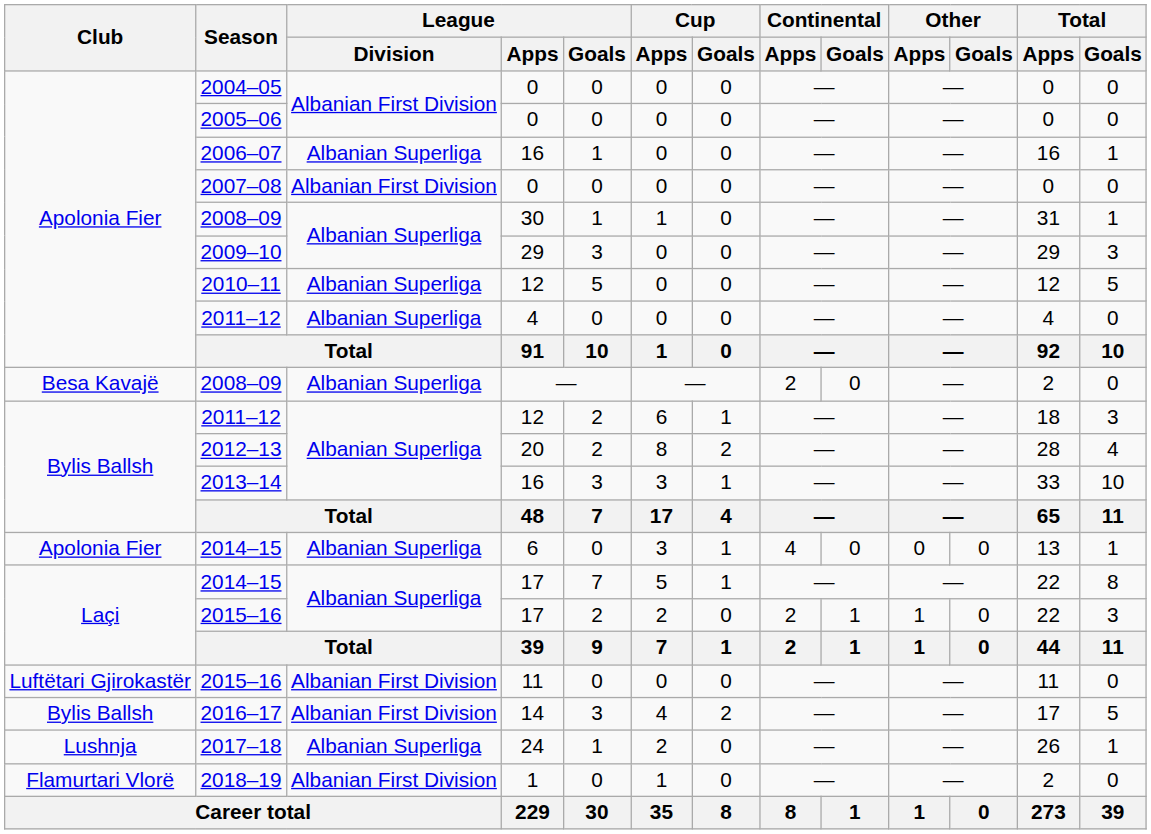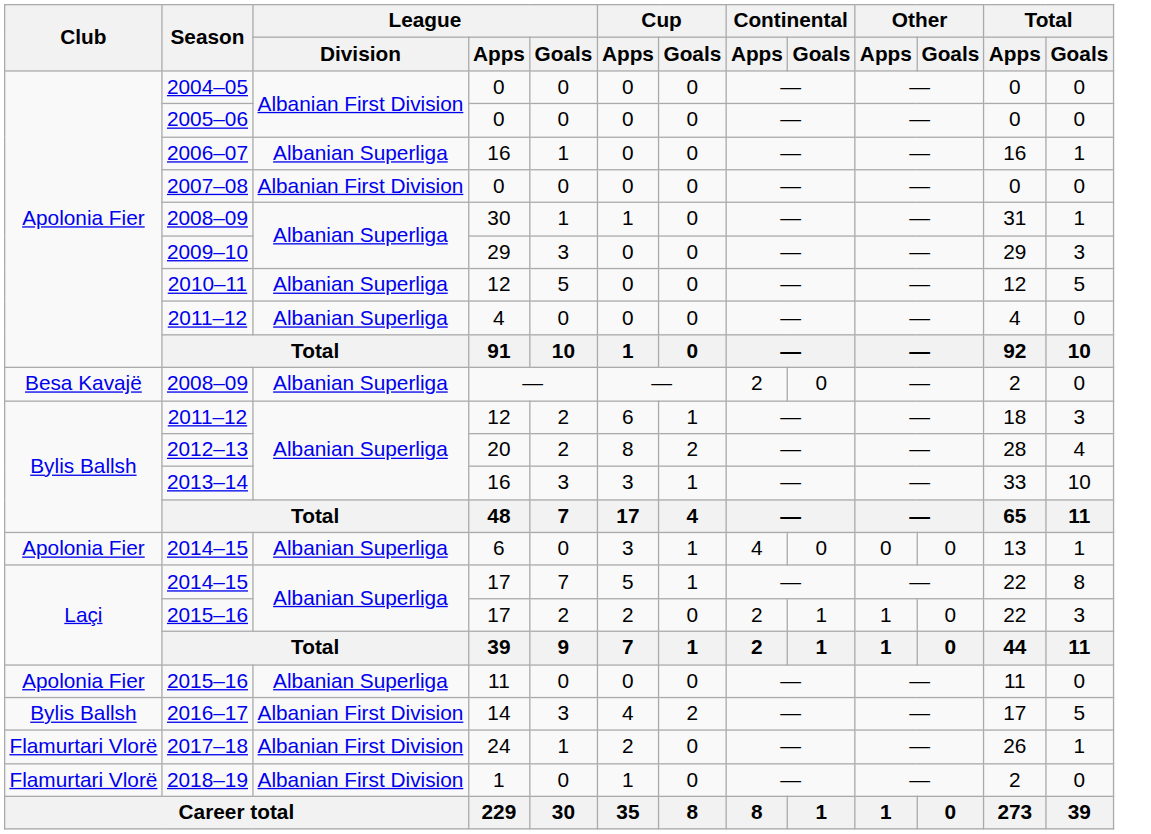(100, 680) Luftëtari Gjirokastër -> (83, 680) Apolonia Fier
(394, 680) Albanian First Division -> (360, 680) Albanian Superliga
(100, 746) Lushnja -> (83, 746) Flamurtari Vlorë
(394, 746) Albanian Superliga -> (360, 746) Albanian First Division
